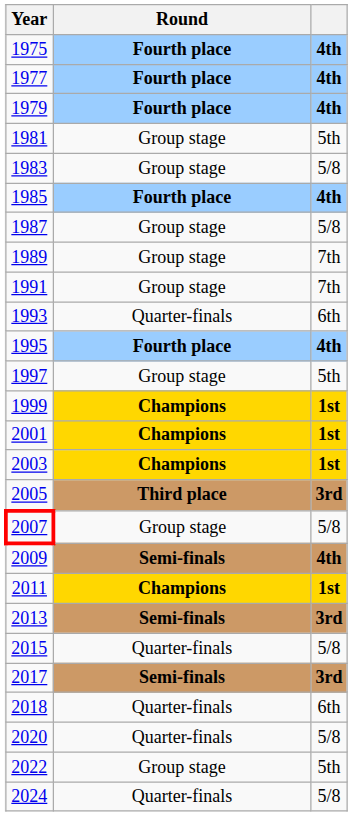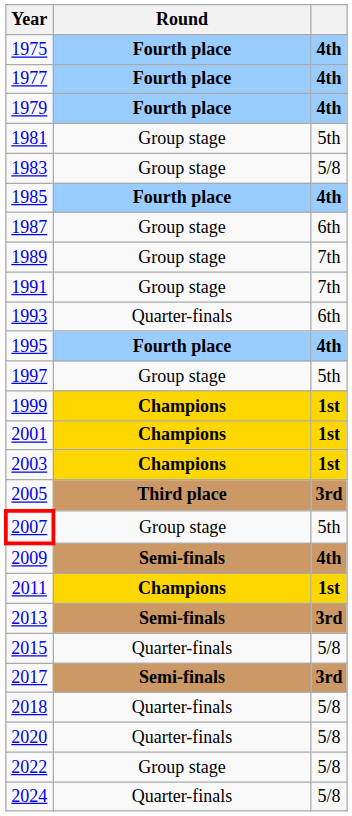(329, 227) 5/8 -> (329, 227) 6th
(329, 526) 5/8 -> (329, 526) 5th
(329, 707) 6th -> (329, 707) 5/8
(329, 766) 5th -> (329, 766) 5/8
